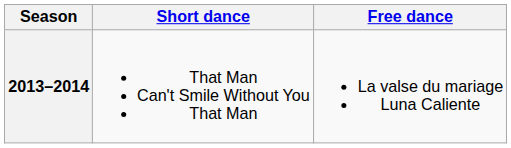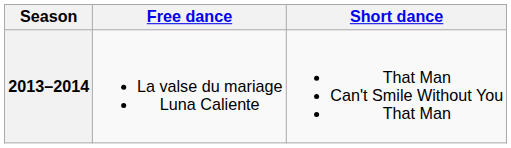columns swapped: (203, 17) <-> (410, 17)
